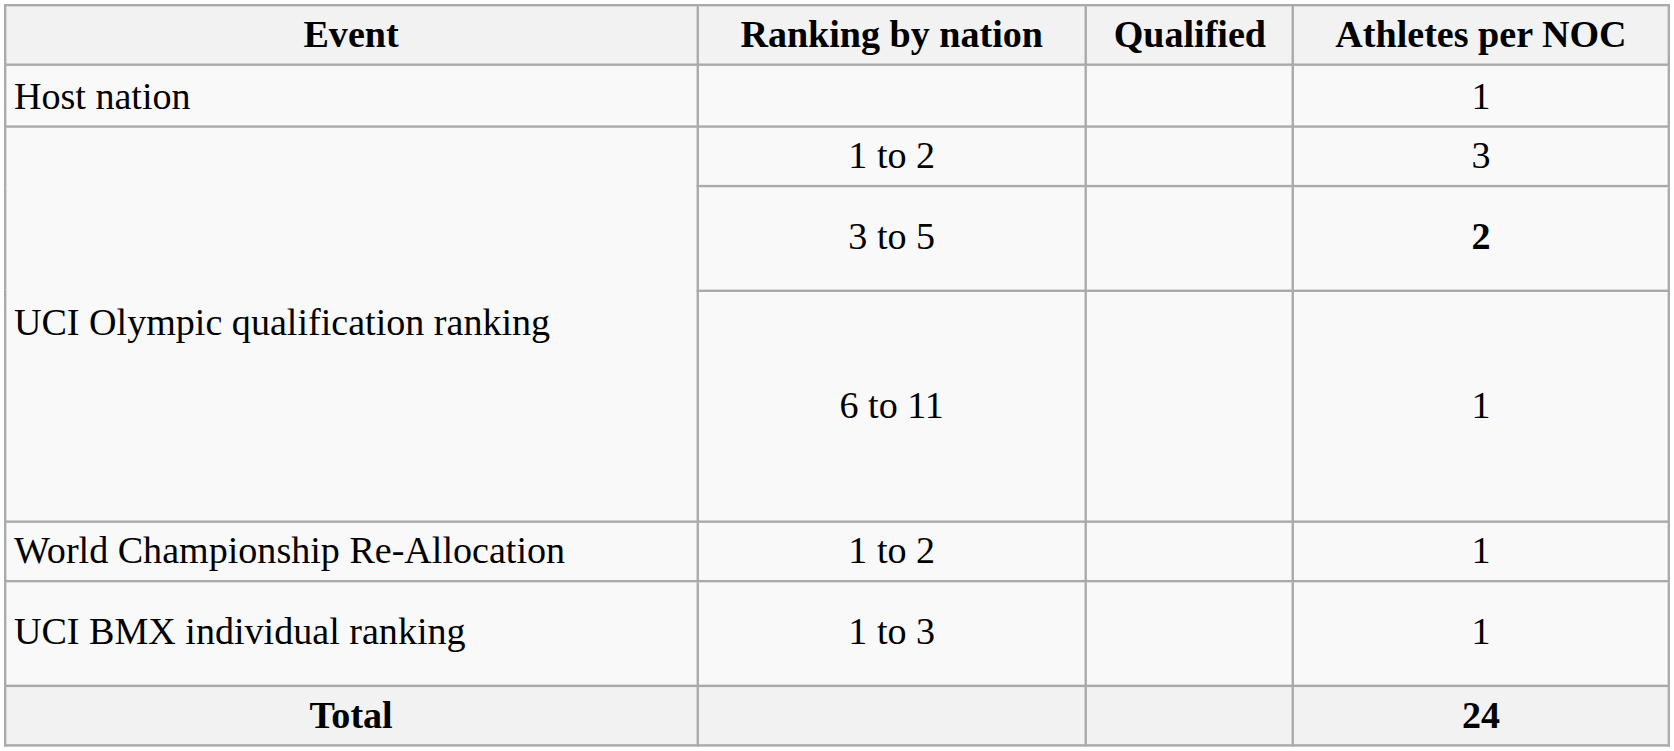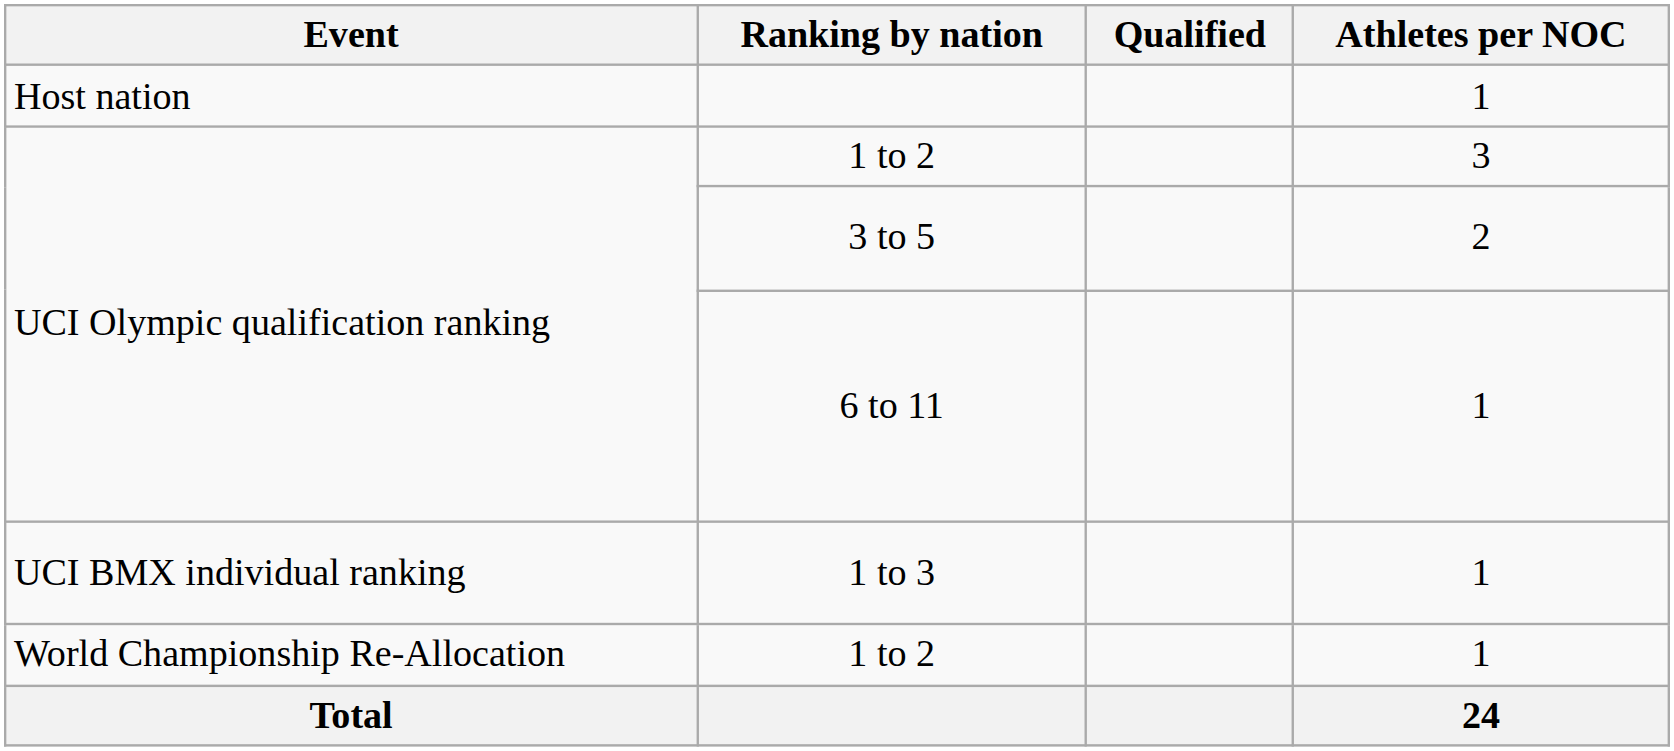(1481, 237) bold -> (1481, 237) normal
rows swapped: (240, 632) <-> (290, 550)
